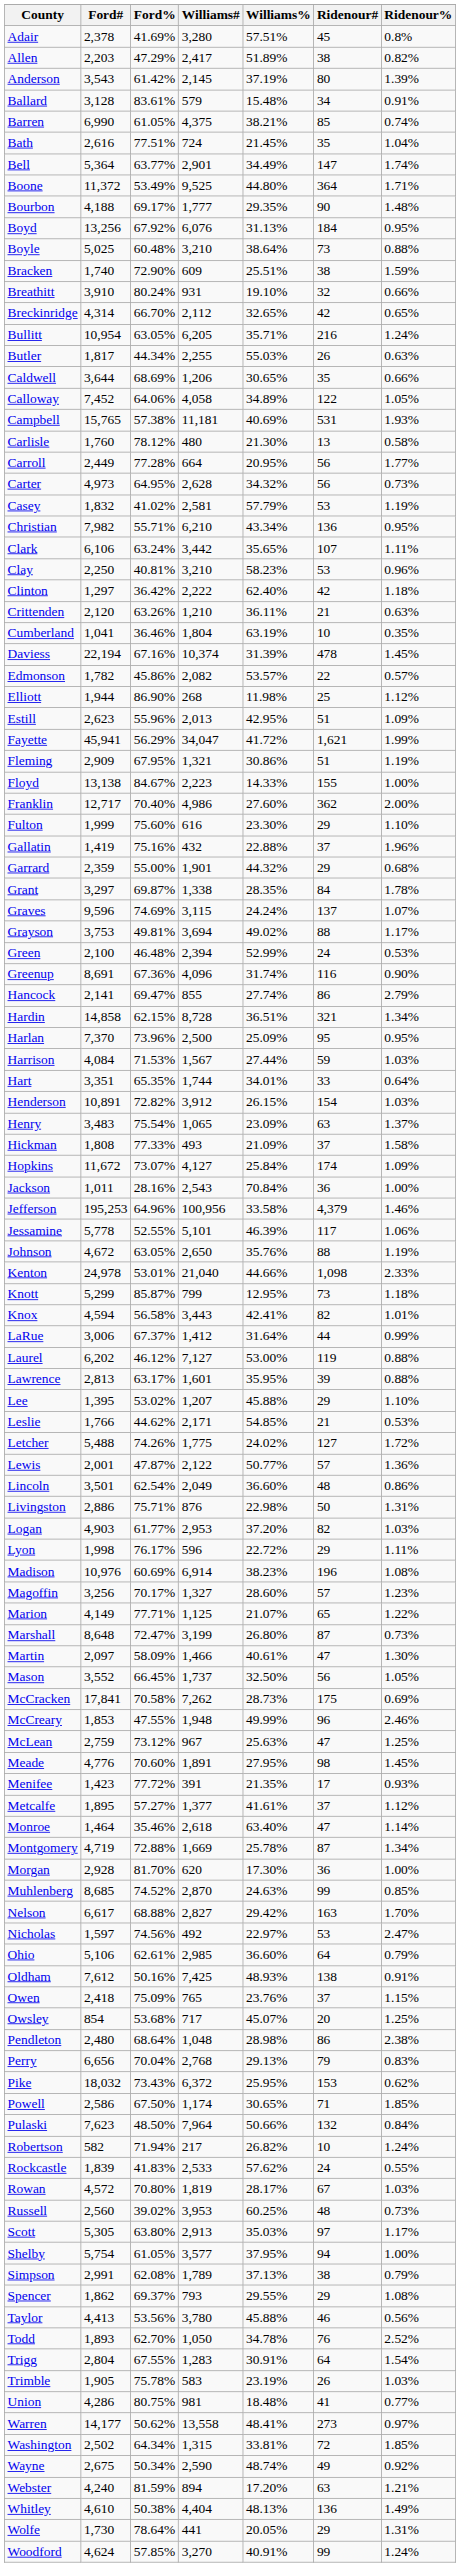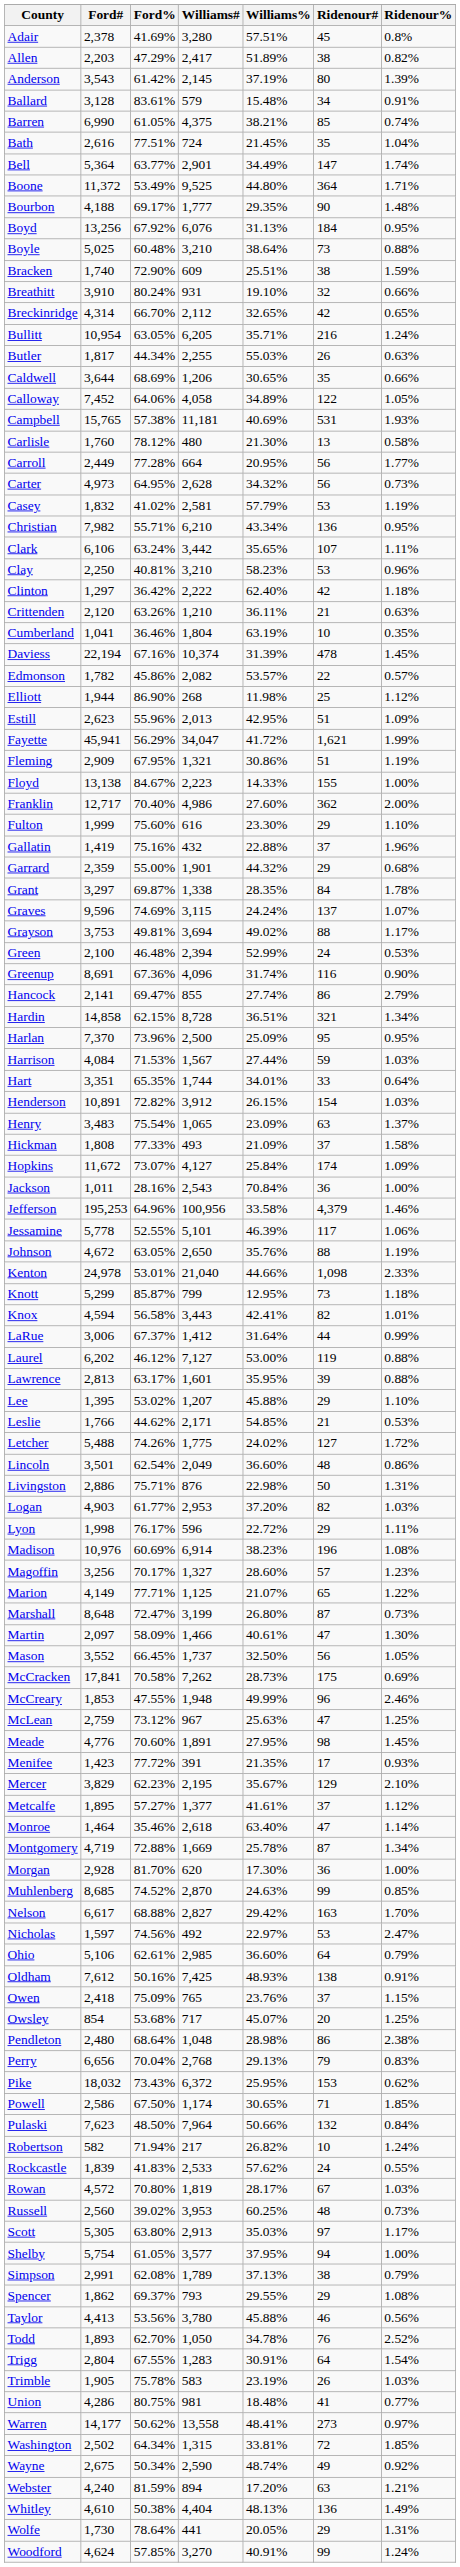- row: (24, 1464)
+ row: (27, 1784)
